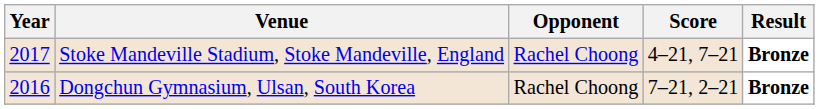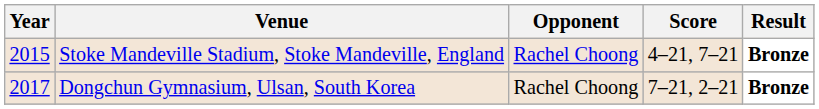(30, 54) 2017 -> (30, 54) 2015
(30, 88) 2016 -> (30, 88) 2017
